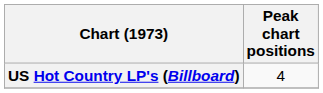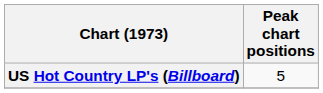(281, 75) 4 -> (281, 75) 5
